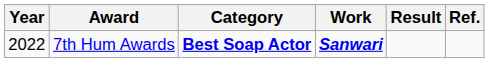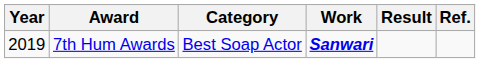(27, 44) 2022 -> (27, 44) 2019
(247, 44) bold -> (242, 44) normal
